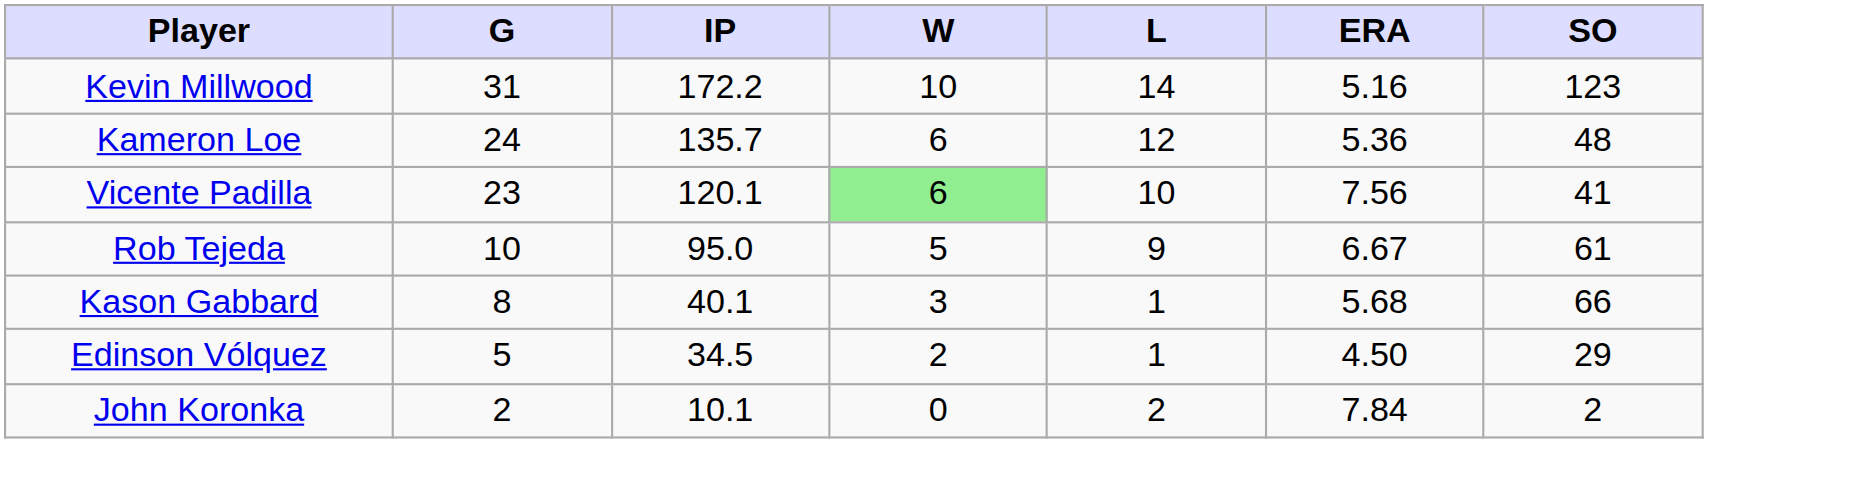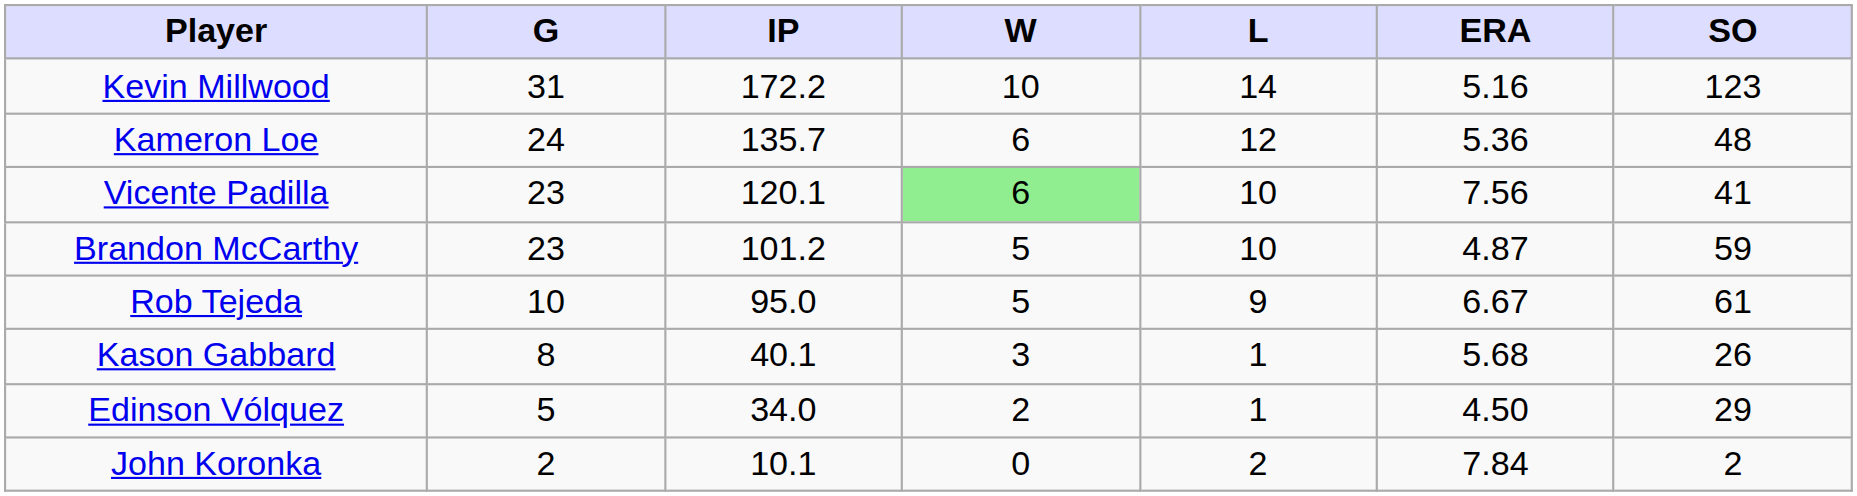+ row: (216, 247)
(1593, 301) 66 -> (1733, 355) 26
(720, 355) 34.5 -> (783, 409) 34.0
